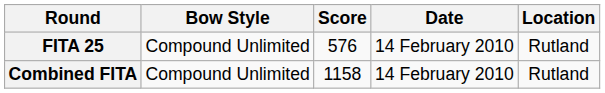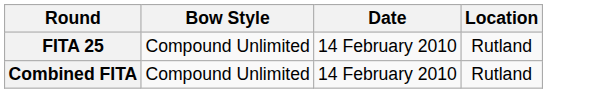- column: (342, 18)
